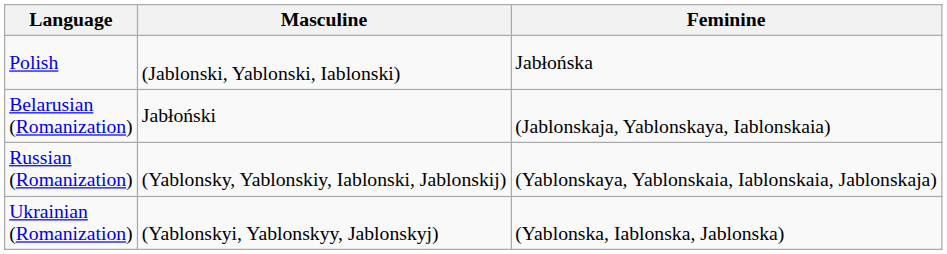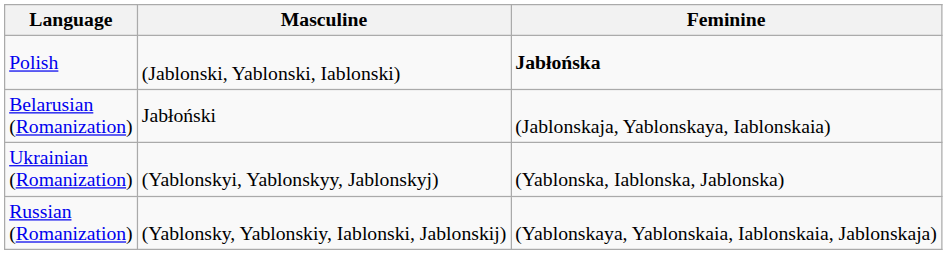(554, 62) normal -> (558, 62) bold
rows swapped: (71, 169) <-> (71, 222)
